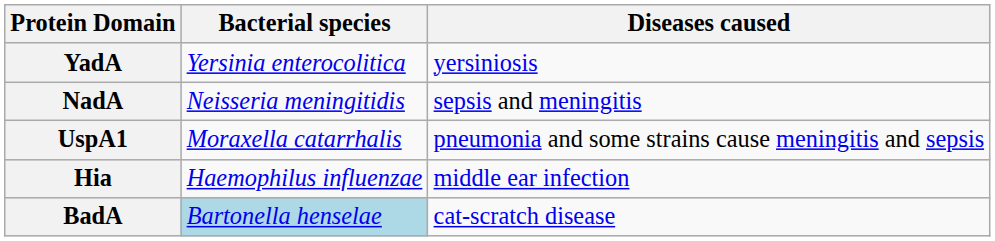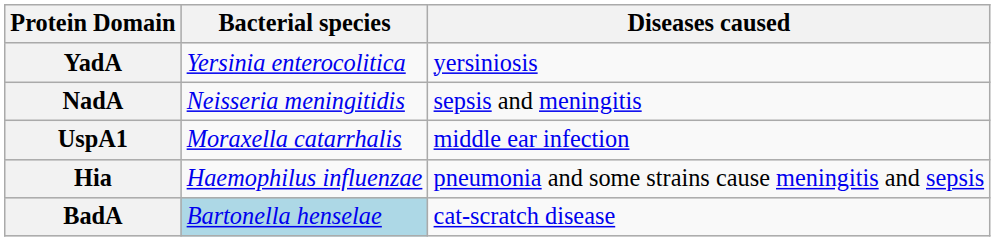(709, 139) pneumonia and some strains cause meningitis and sepsis -> (532, 139) middle ear infection
(532, 178) middle ear infection -> (709, 178) pneumonia and some strains cause meningitis and sepsis
